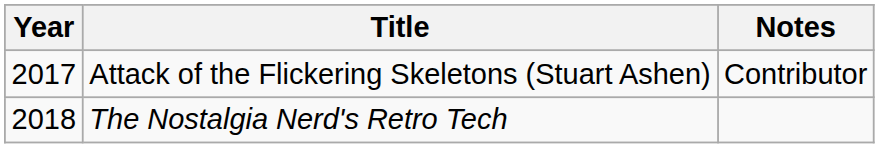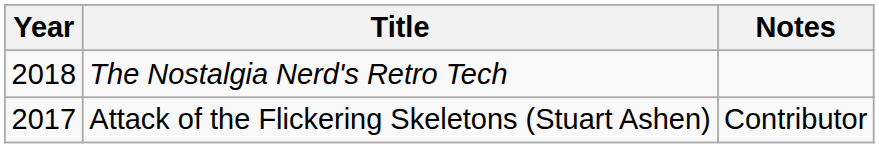rows swapped: (400, 73) <-> (298, 119)
